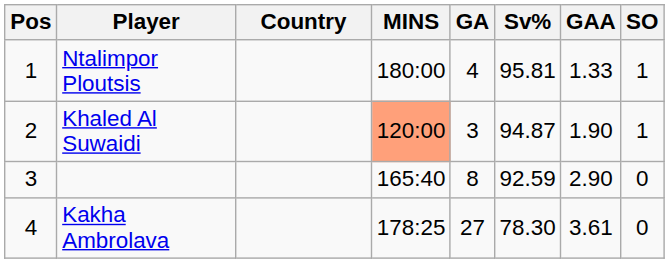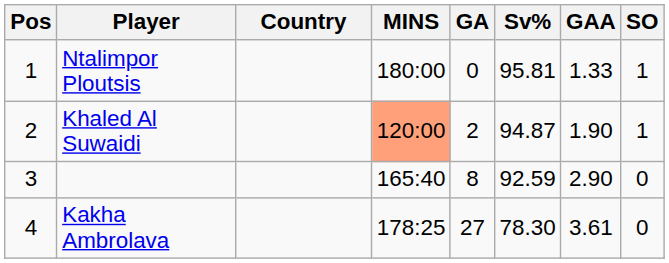(472, 70) 4 -> (472, 70) 0
(472, 131) 3 -> (472, 131) 2
